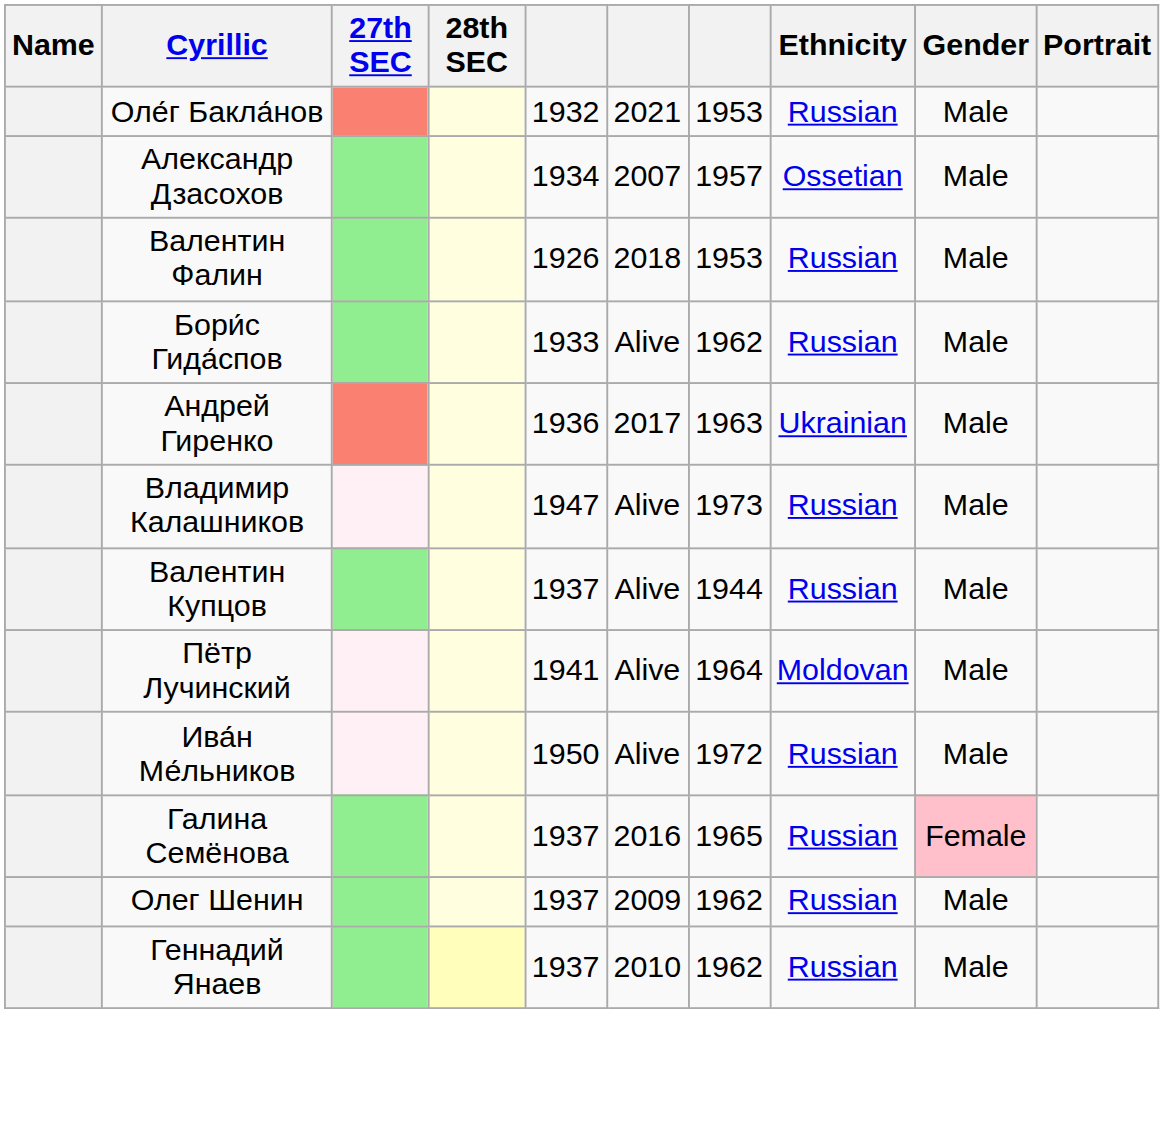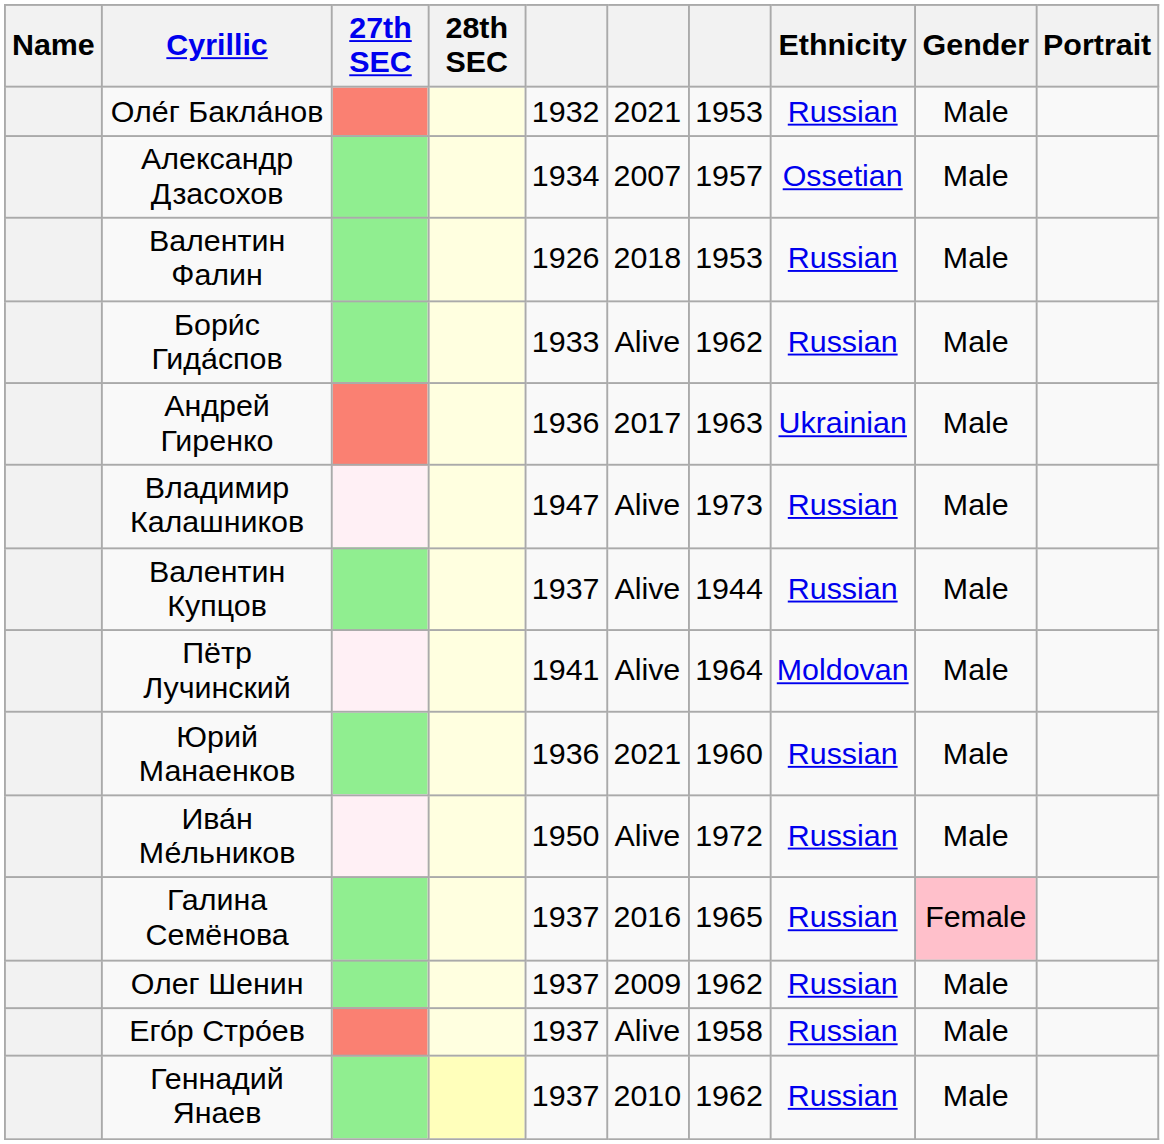+ row: (217, 753)
+ row: (217, 1031)
